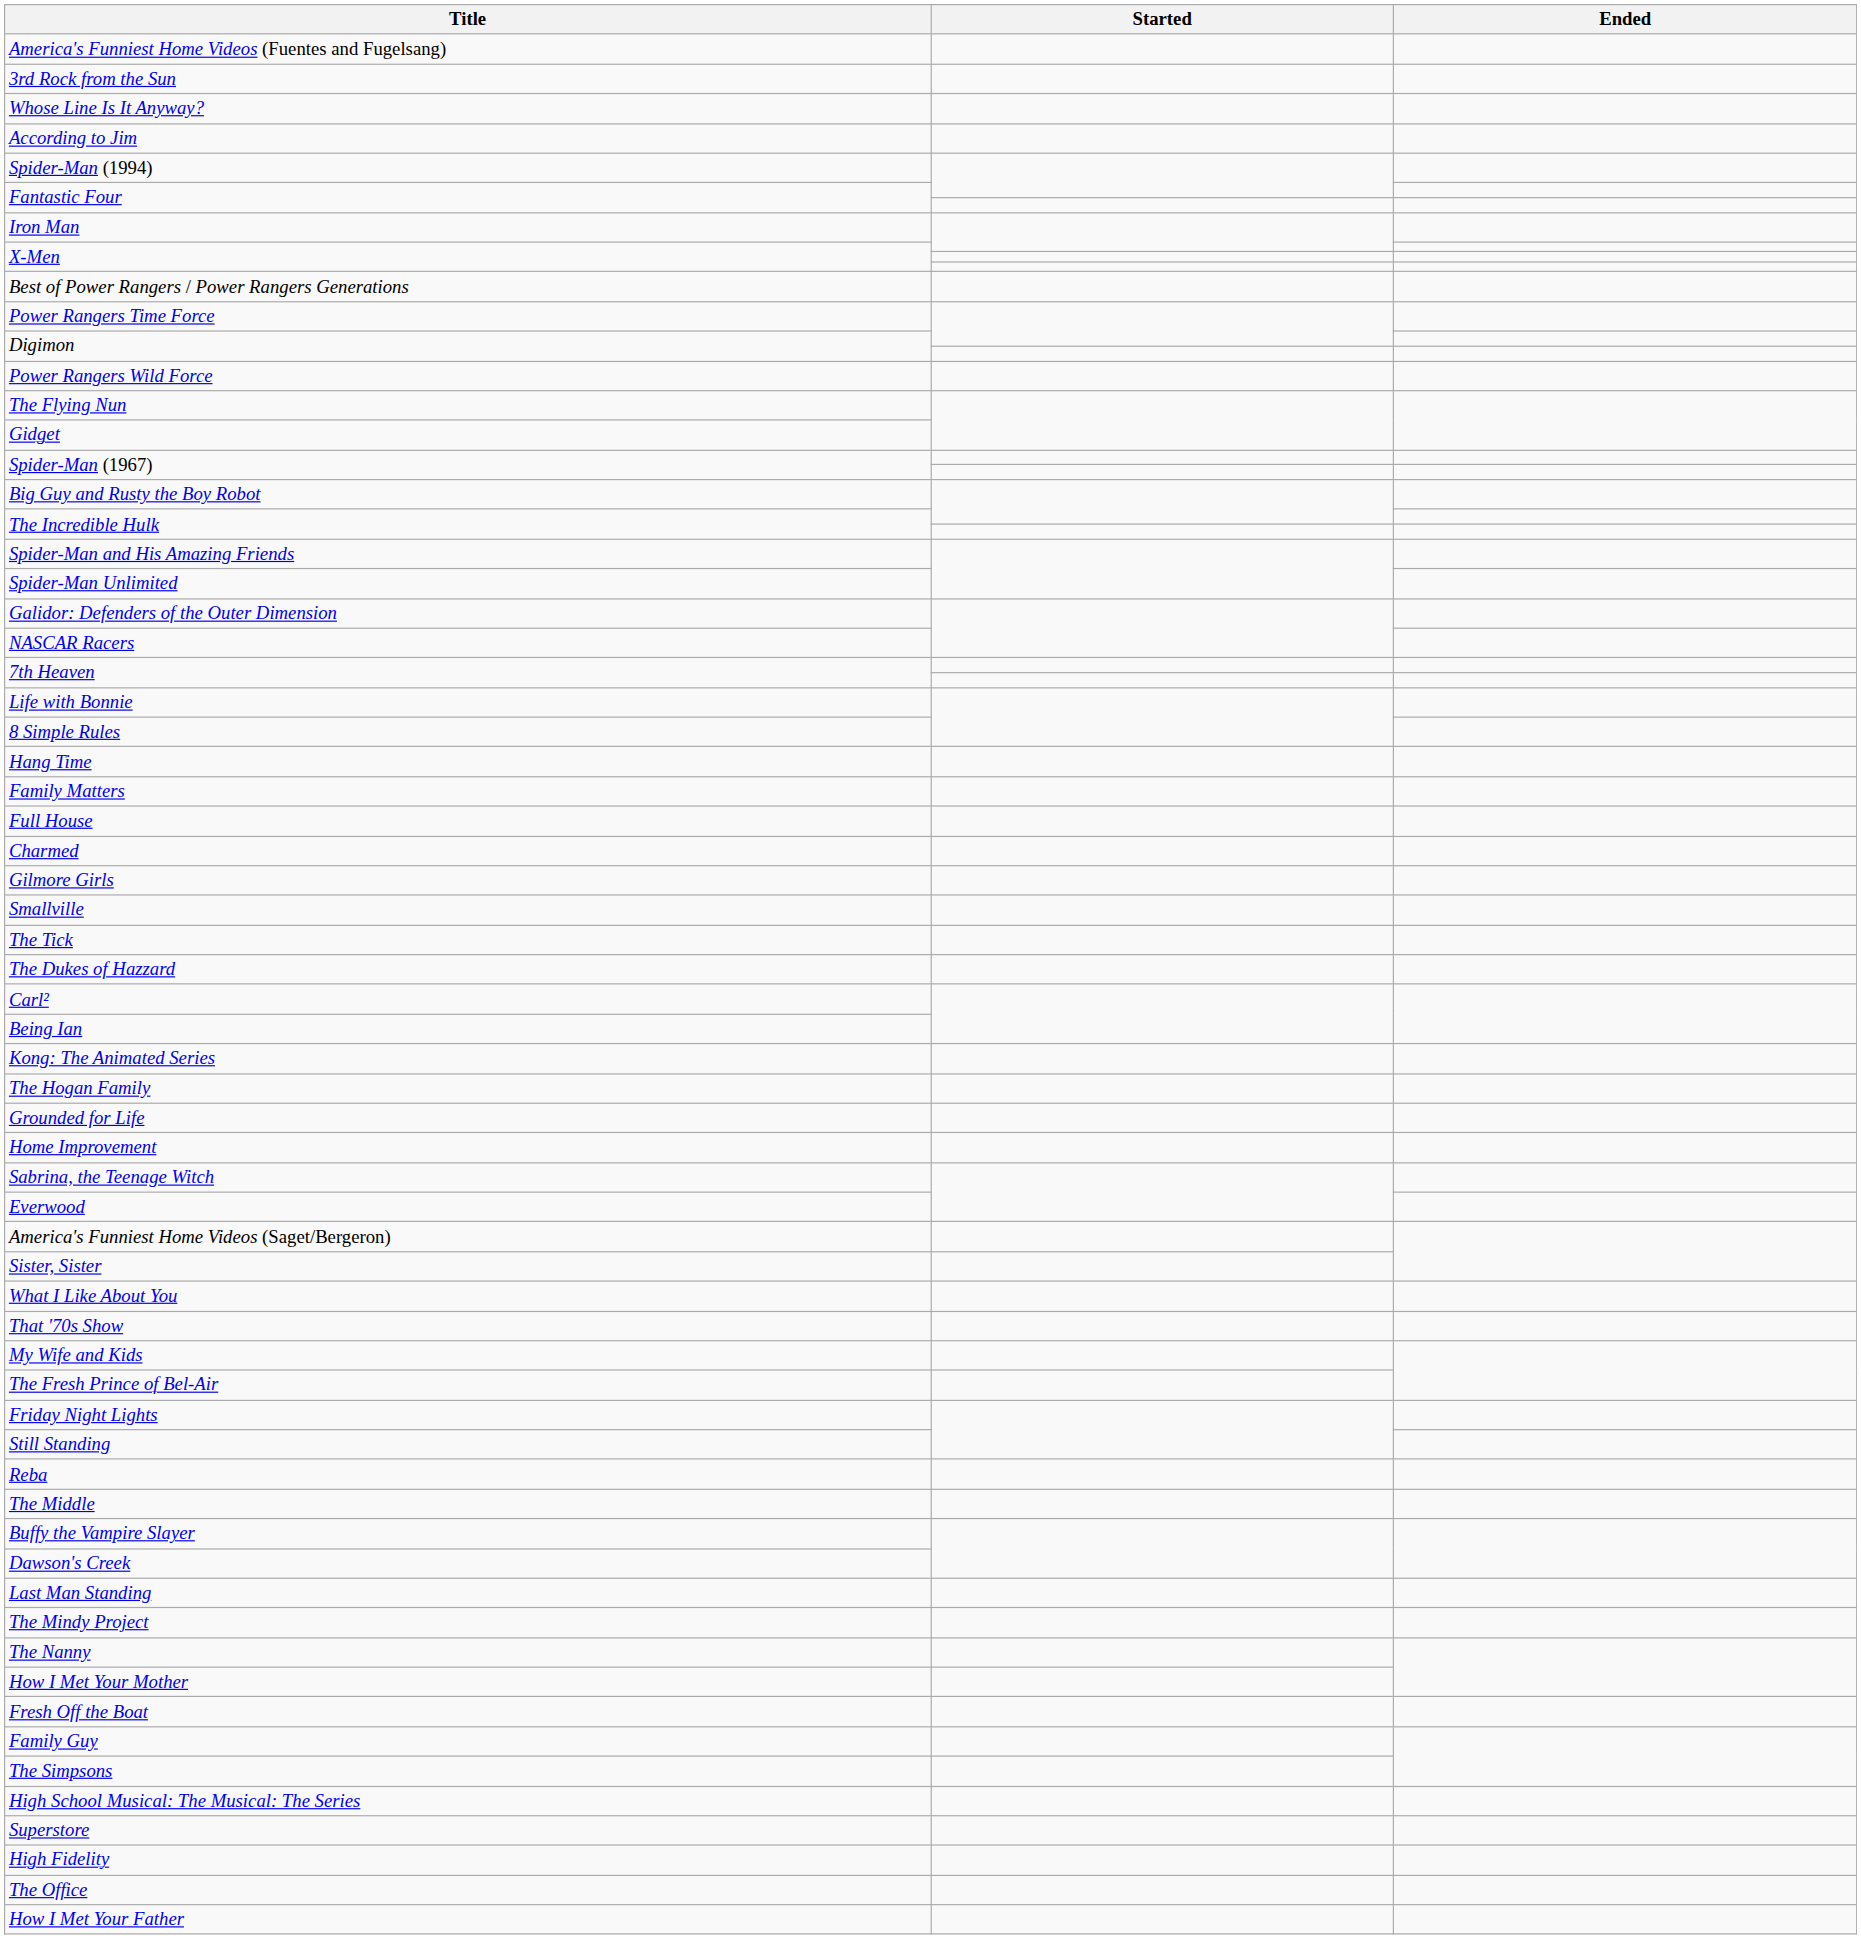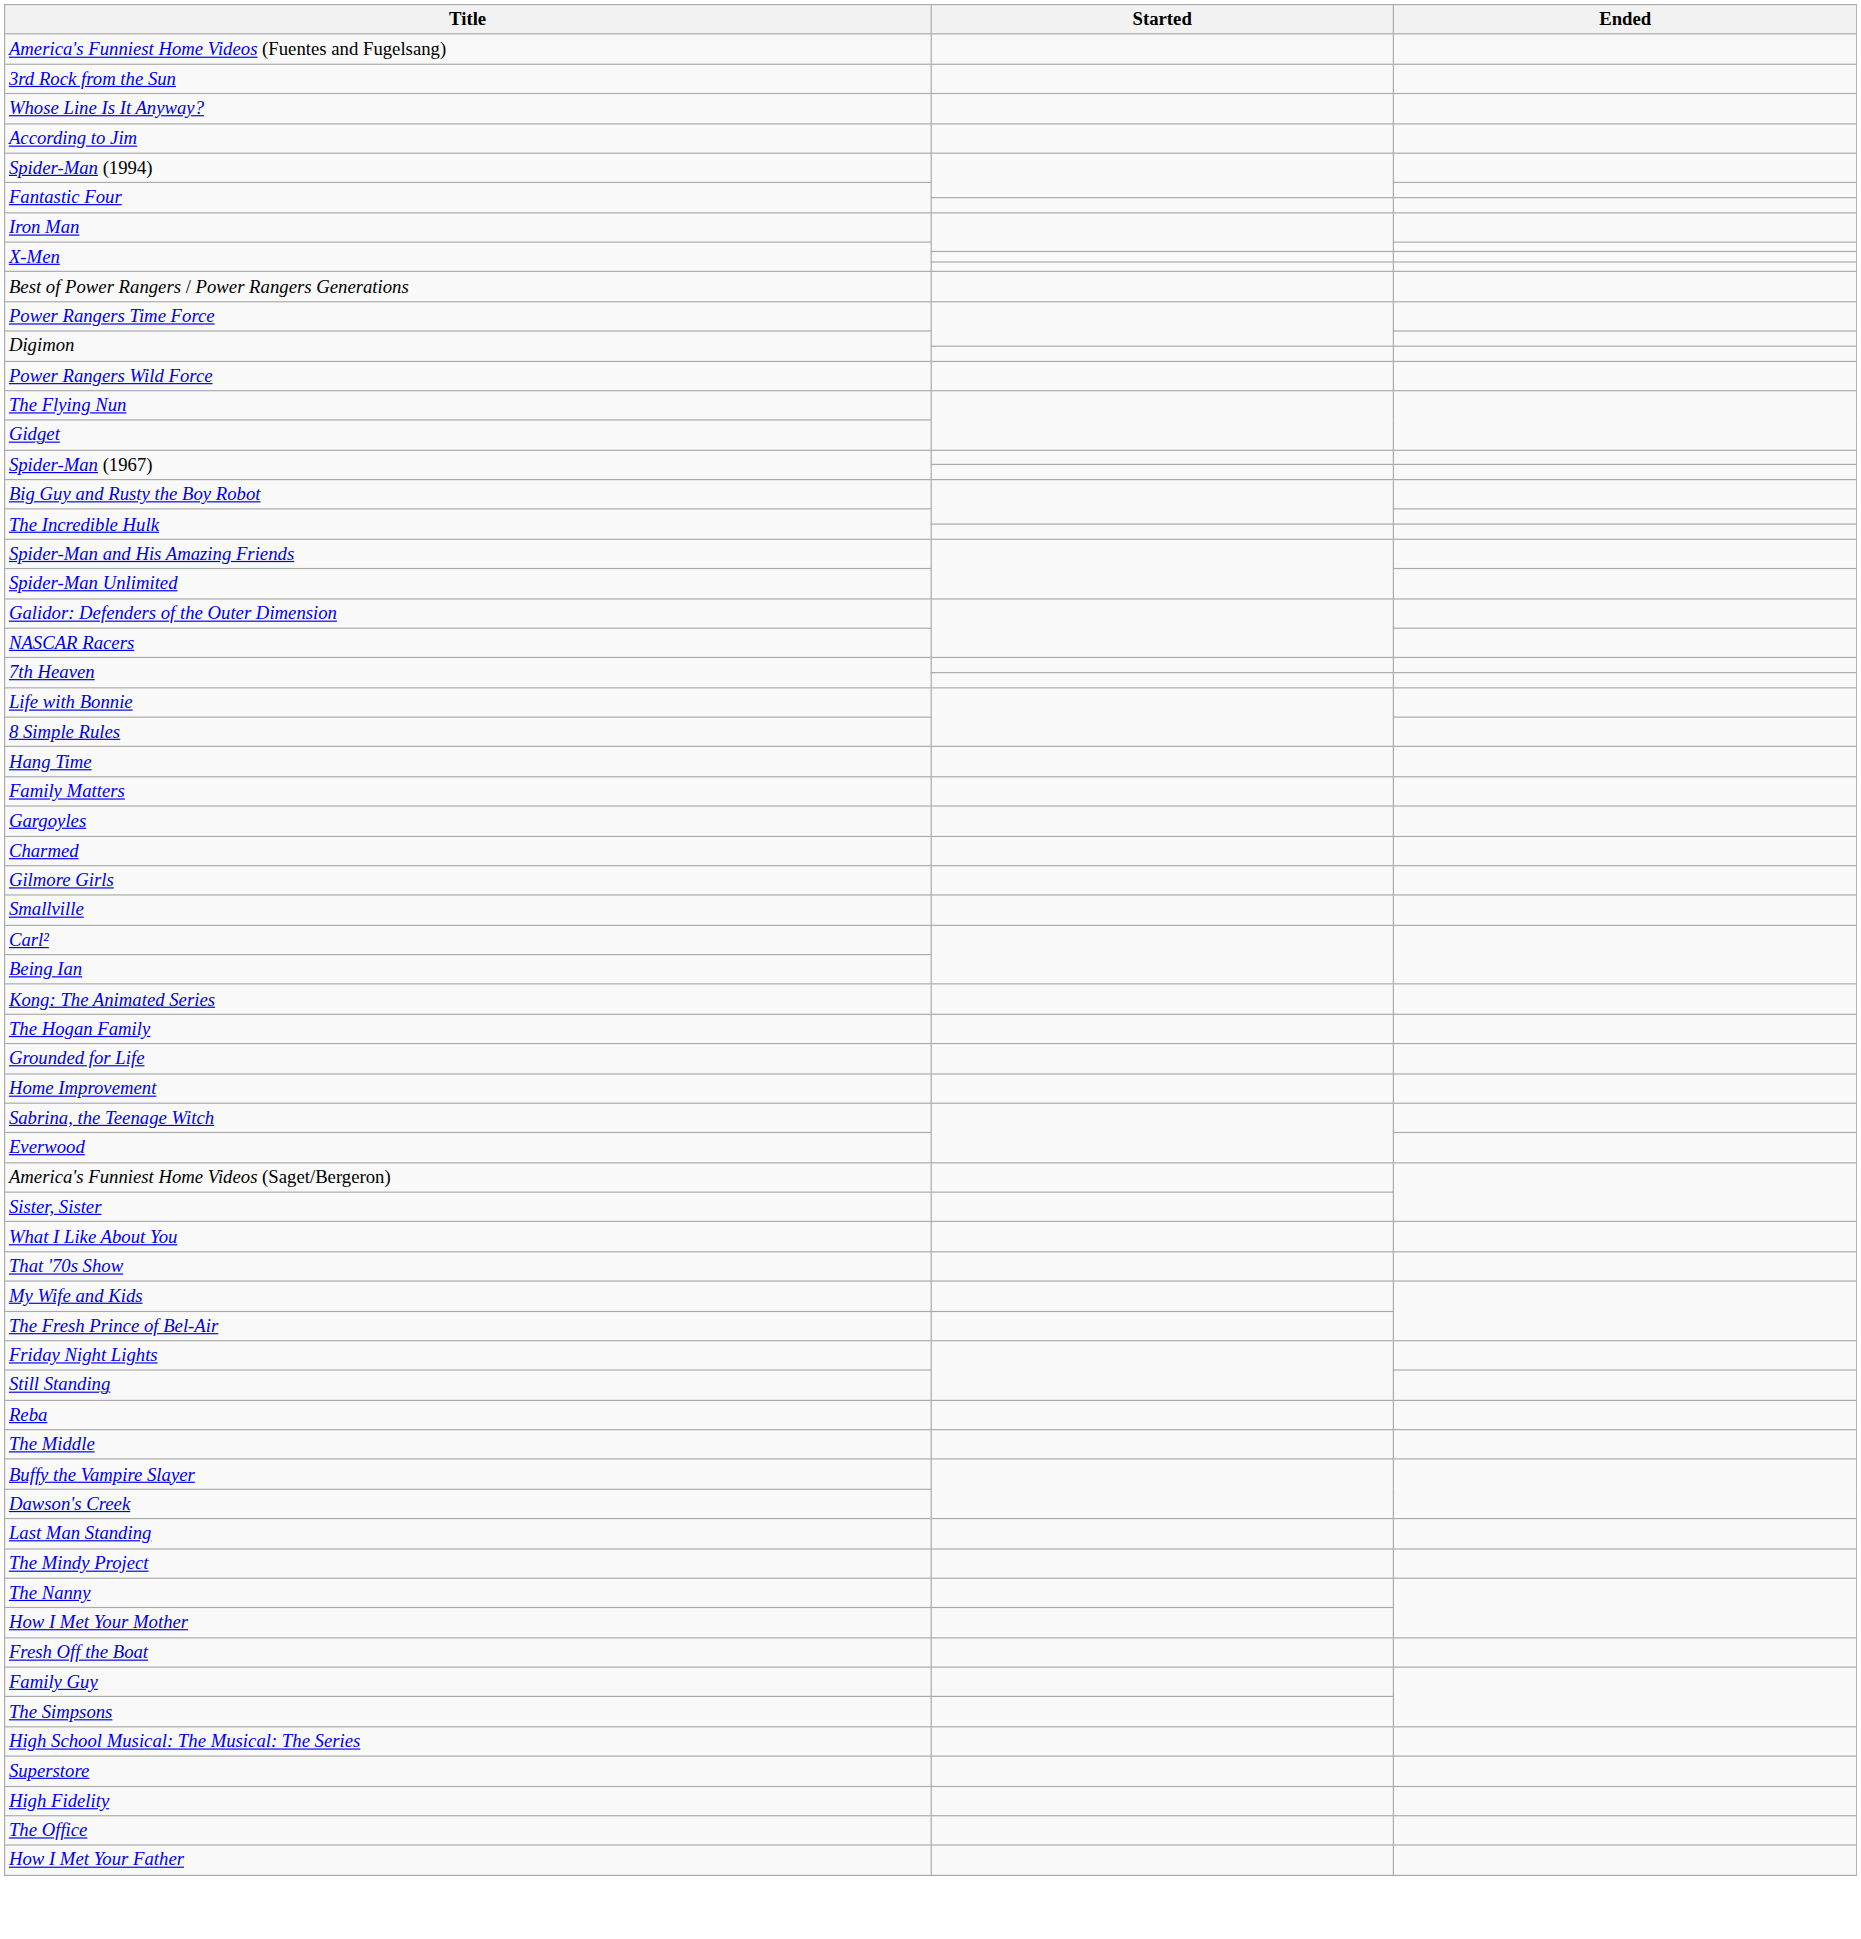- row: (51, 820)
+ row: (48, 820)
- row: (41, 939)
- row: (92, 969)
